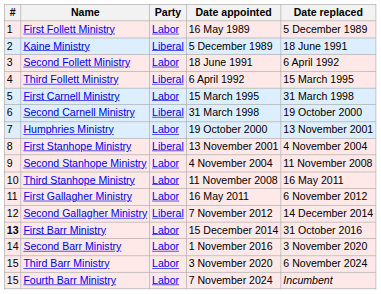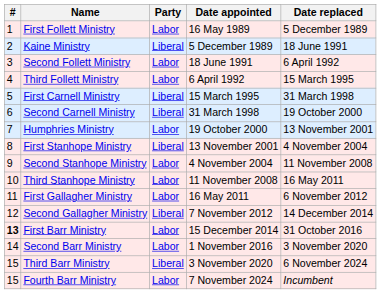(168, 79) Liberal -> (166, 79) Labor
(166, 96) Labor -> (168, 96) Liberal
(166, 264) Labor -> (168, 264) Liberal
